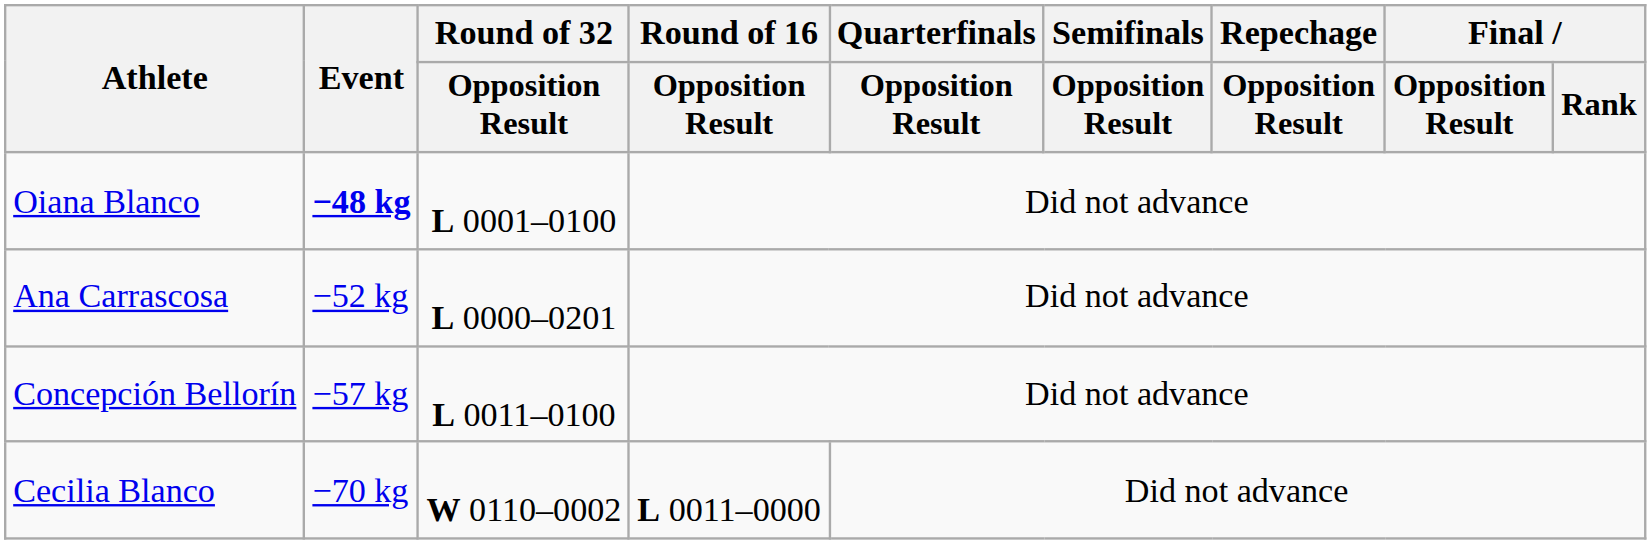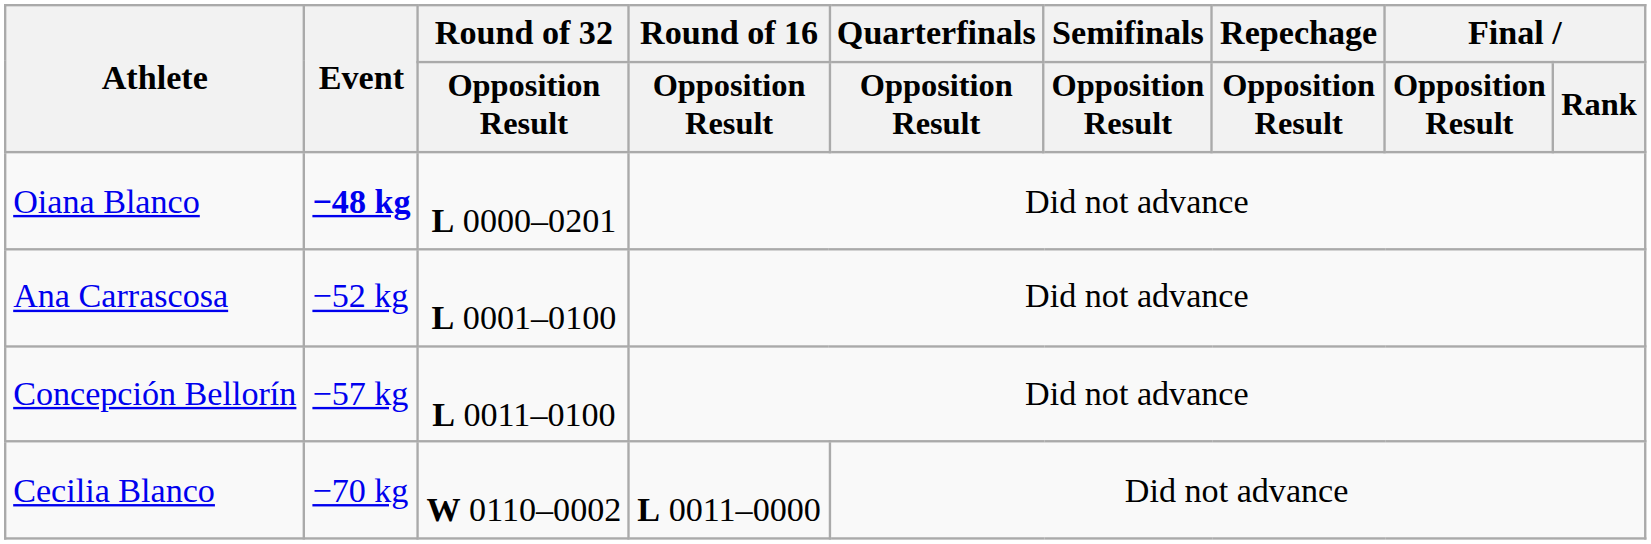(524, 220) L 0001–0100 -> (524, 220) L 0000–0201
(524, 317) L 0000–0201 -> (524, 317) L 0001–0100
